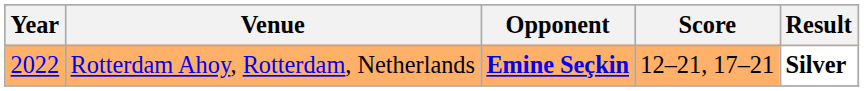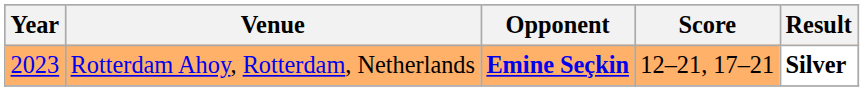(35, 65) 2022 -> (35, 65) 2023
